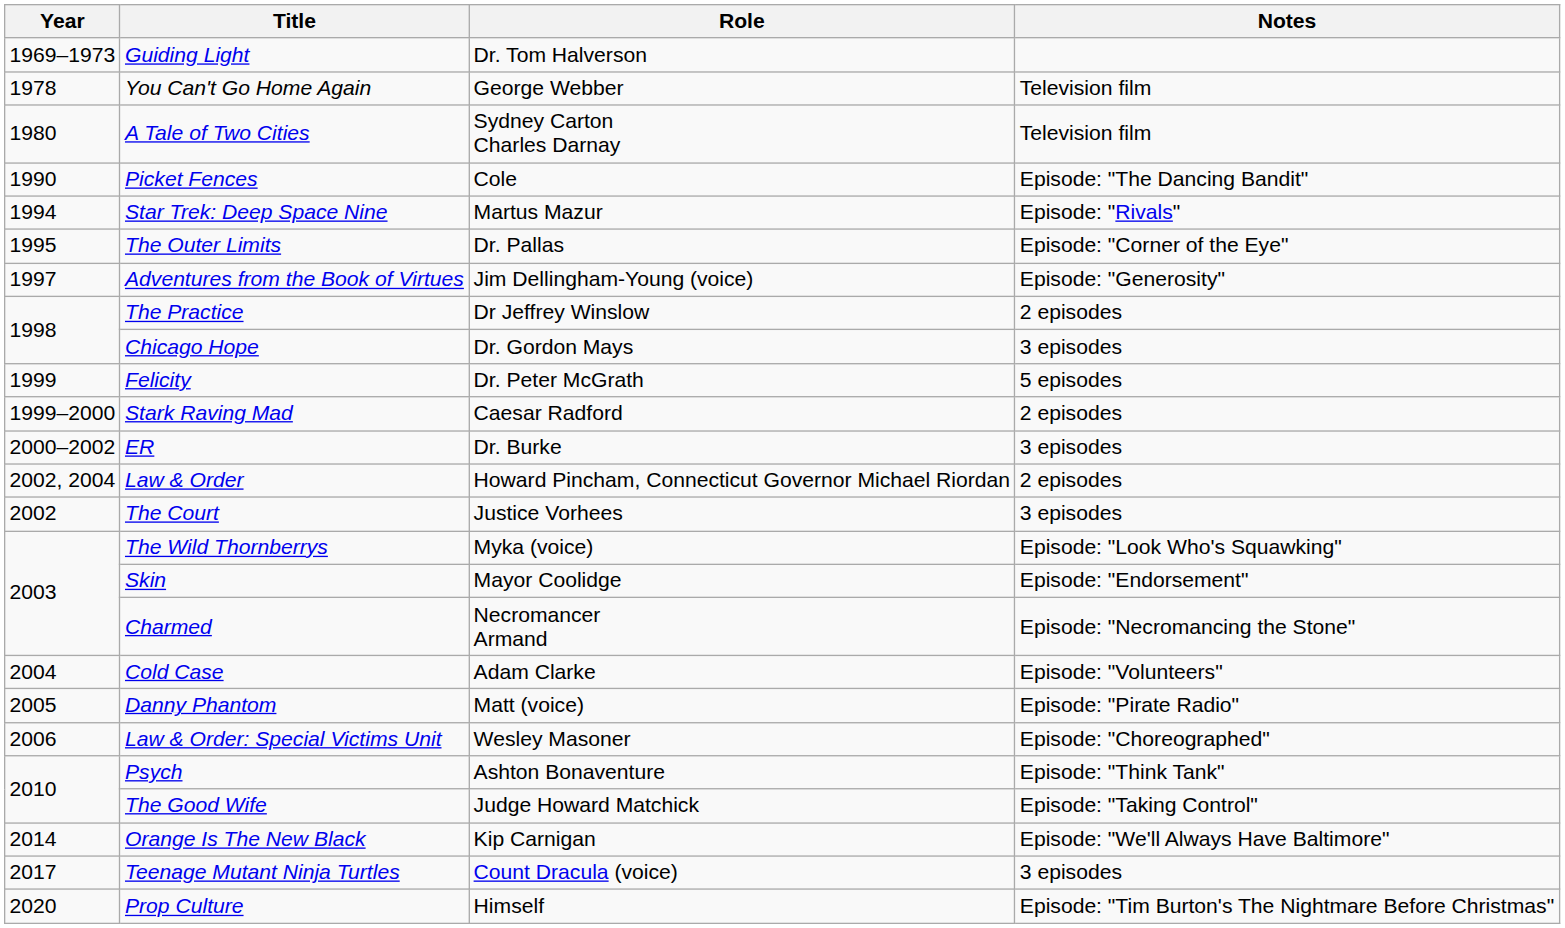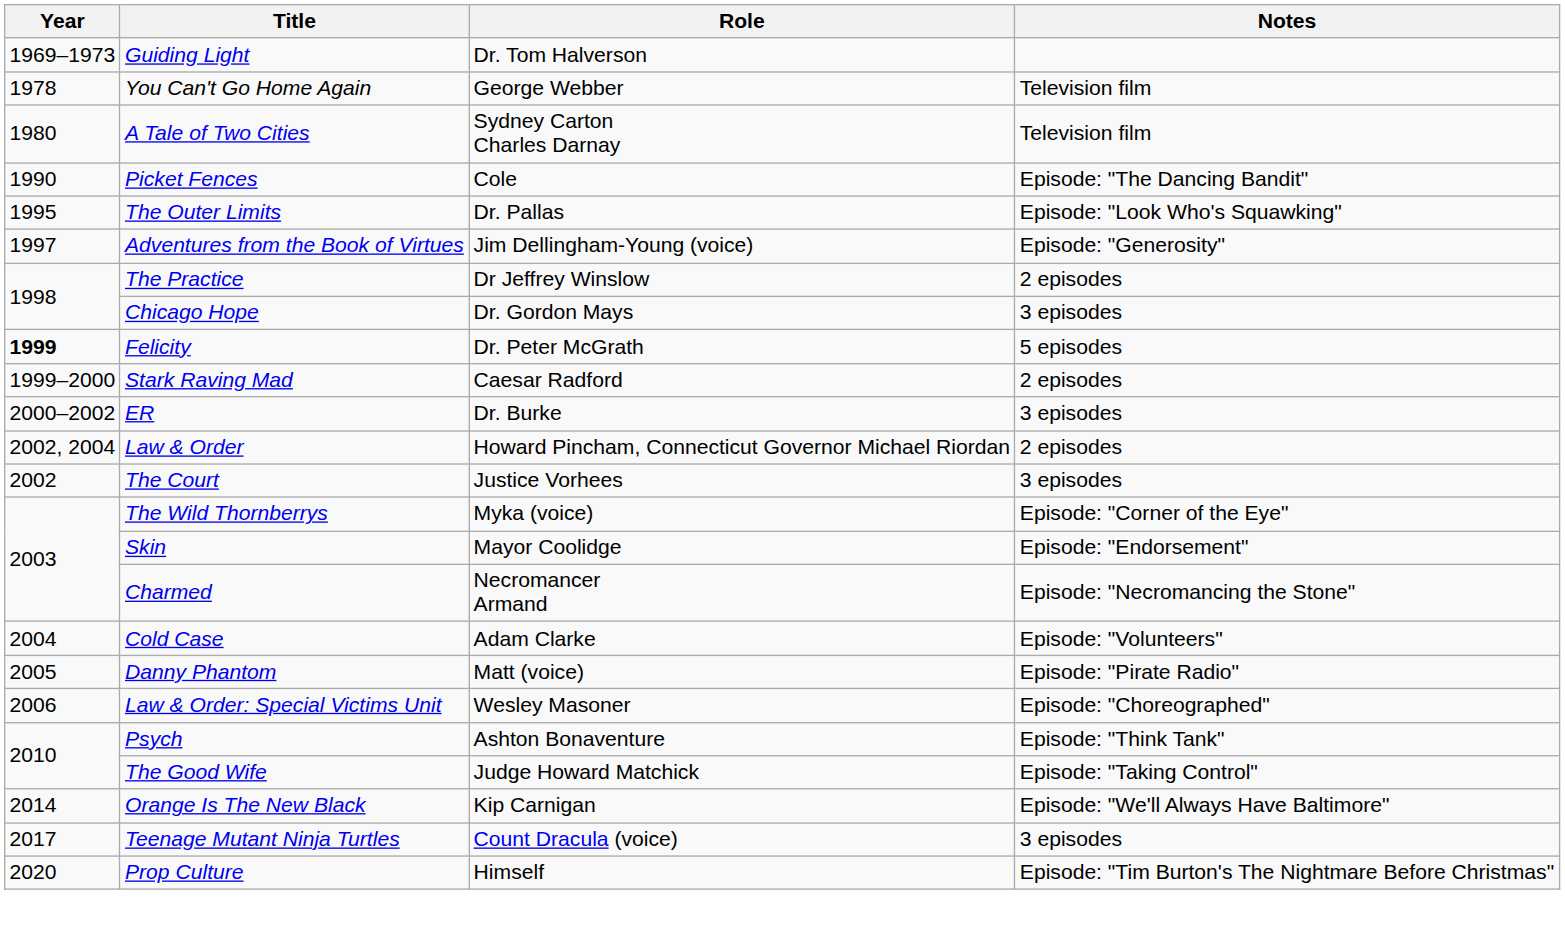- row: (256, 212)
(1154, 245) Episode: "Corner of the Eye" -> (1181, 212) Episode: "Look Who's Squawking"
(33, 379) normal -> (33, 346) bold
(1181, 547) Episode: "Look Who's Squawking" -> (1154, 513) Episode: "Corner of the Eye"
